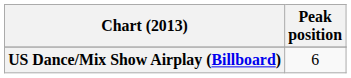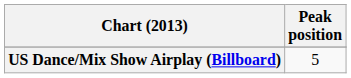(315, 60) 6 -> (315, 60) 5
